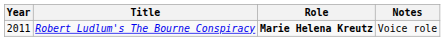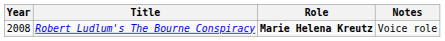(19, 29) 2011 -> (19, 29) 2008
